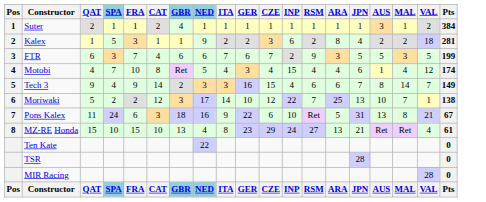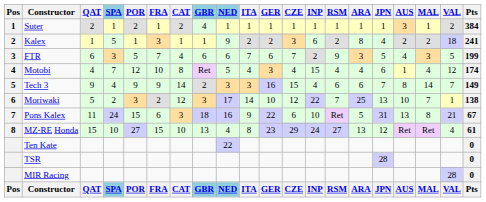+ column: (136, 11)
(449, 41) 281 -> (472, 41) 241
(381, 55) 5 -> (405, 55) 4
(360, 129) 21 -> (383, 129) 12
